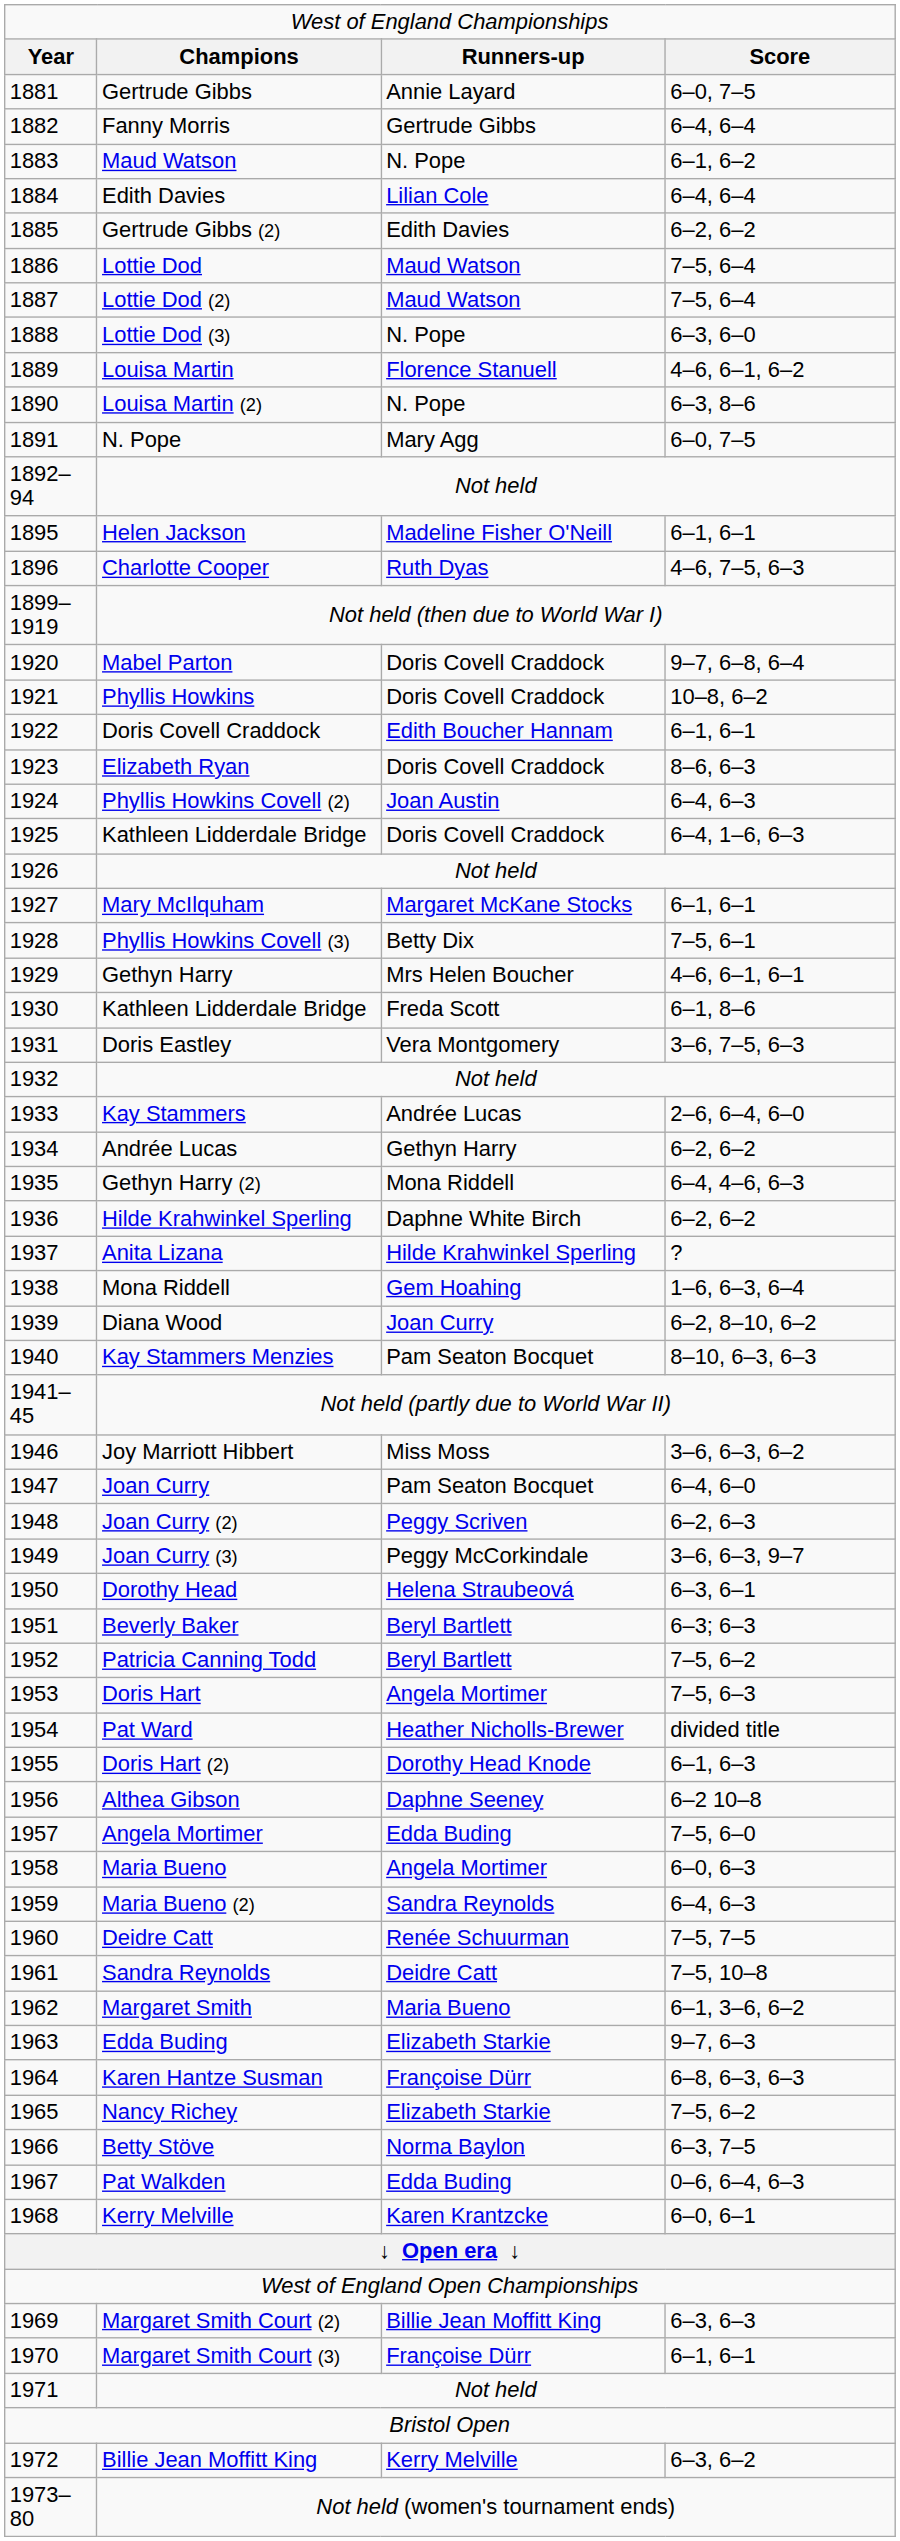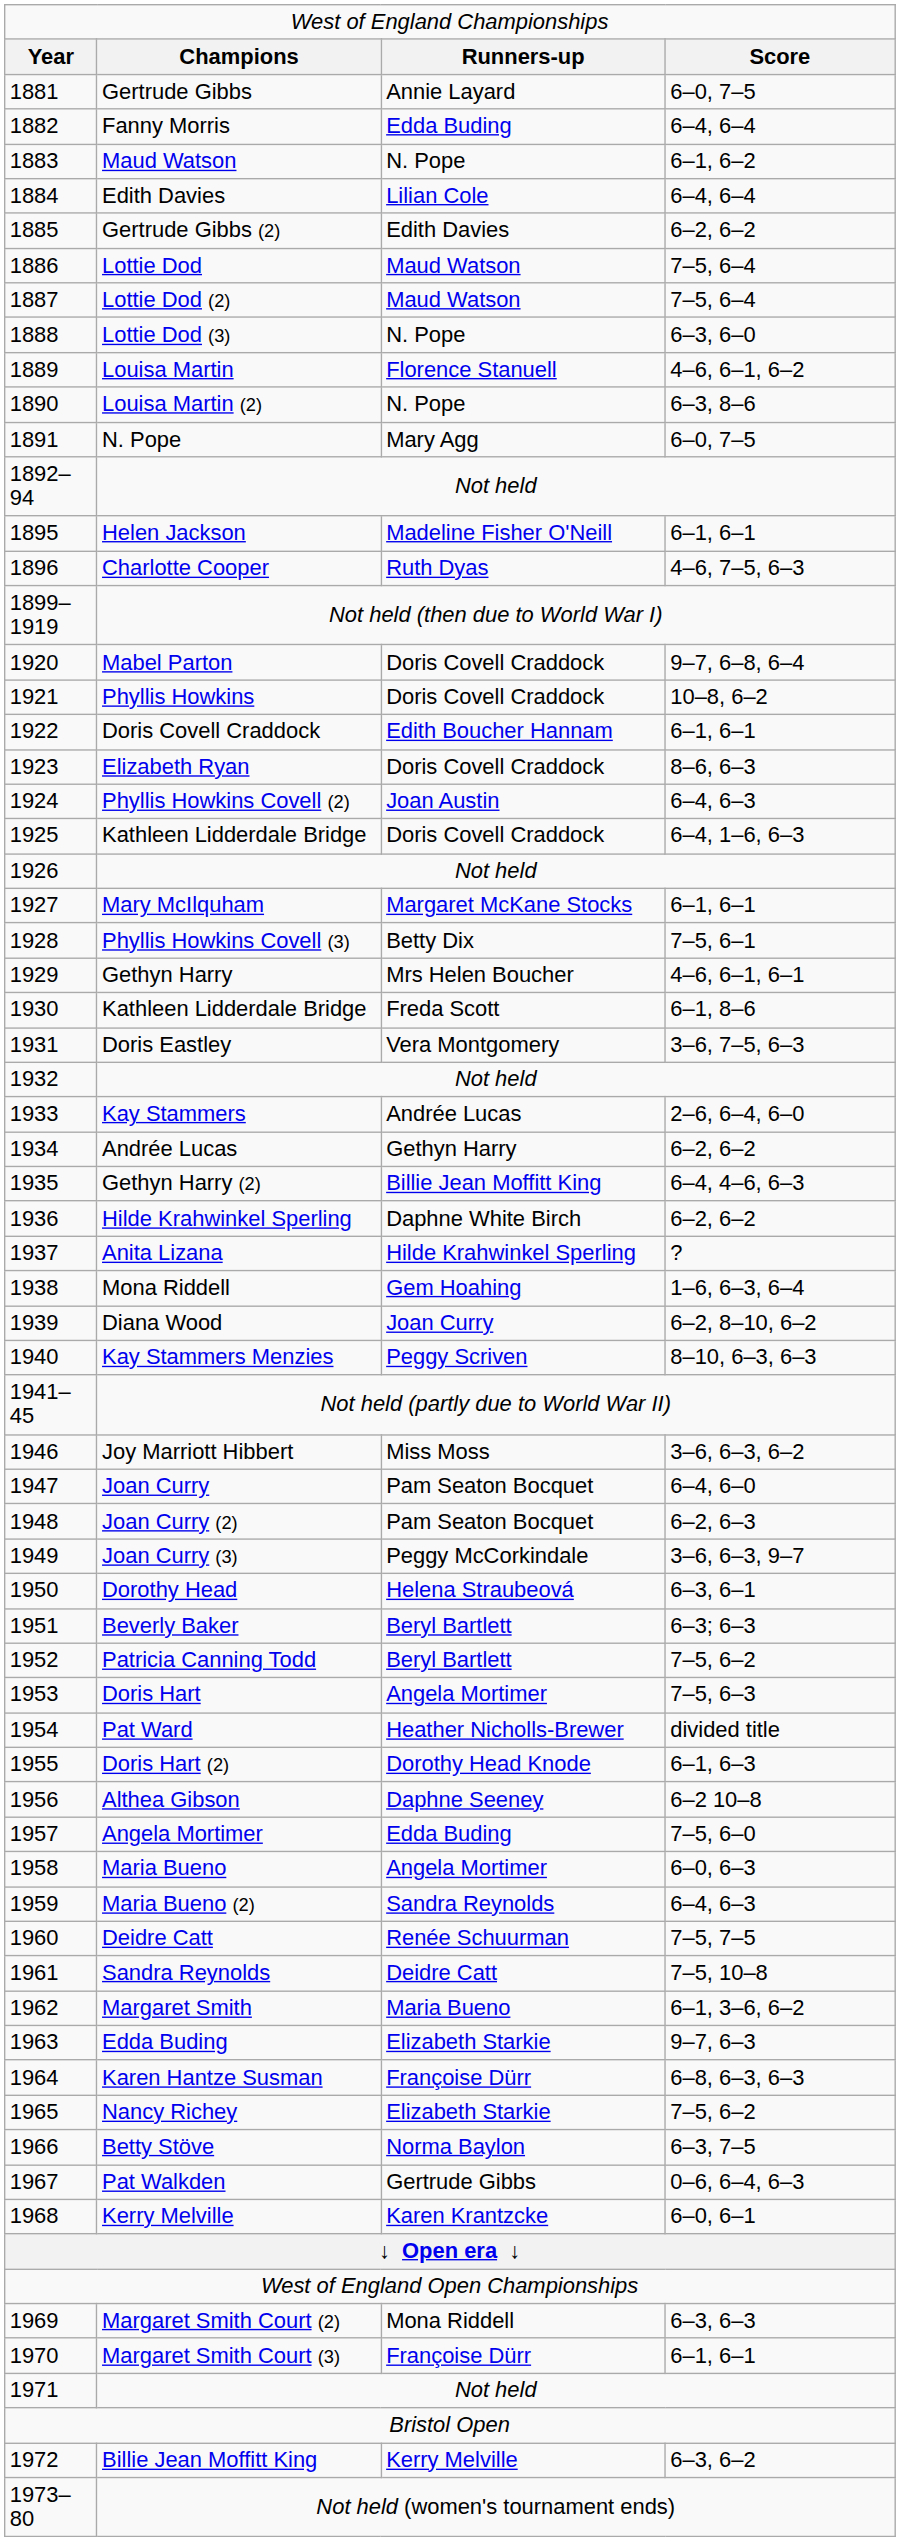(461, 126) Gertrude Gibbs -> (449, 126) Edda Buding
(450, 1183) Mona Riddell -> (494, 1183) Billie Jean Moffitt King
(490, 1357) Pam Seaton Bocquet -> (457, 1357) Peggy Scriven
(457, 1521) Peggy Scriven -> (490, 1521) Pam Seaton Bocquet
(449, 2181) Edda Buding -> (461, 2181) Gertrude Gibbs
(494, 2320) Billie Jean Moffitt King -> (450, 2320) Mona Riddell
